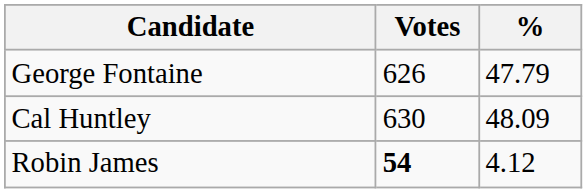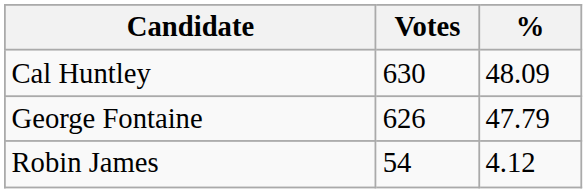rows swapped: (81, 118) <-> (107, 72)
(397, 163) bold -> (397, 163) normal
